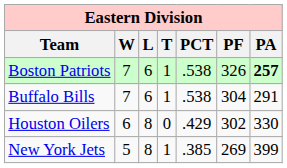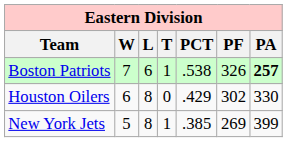- row: (51, 96)
